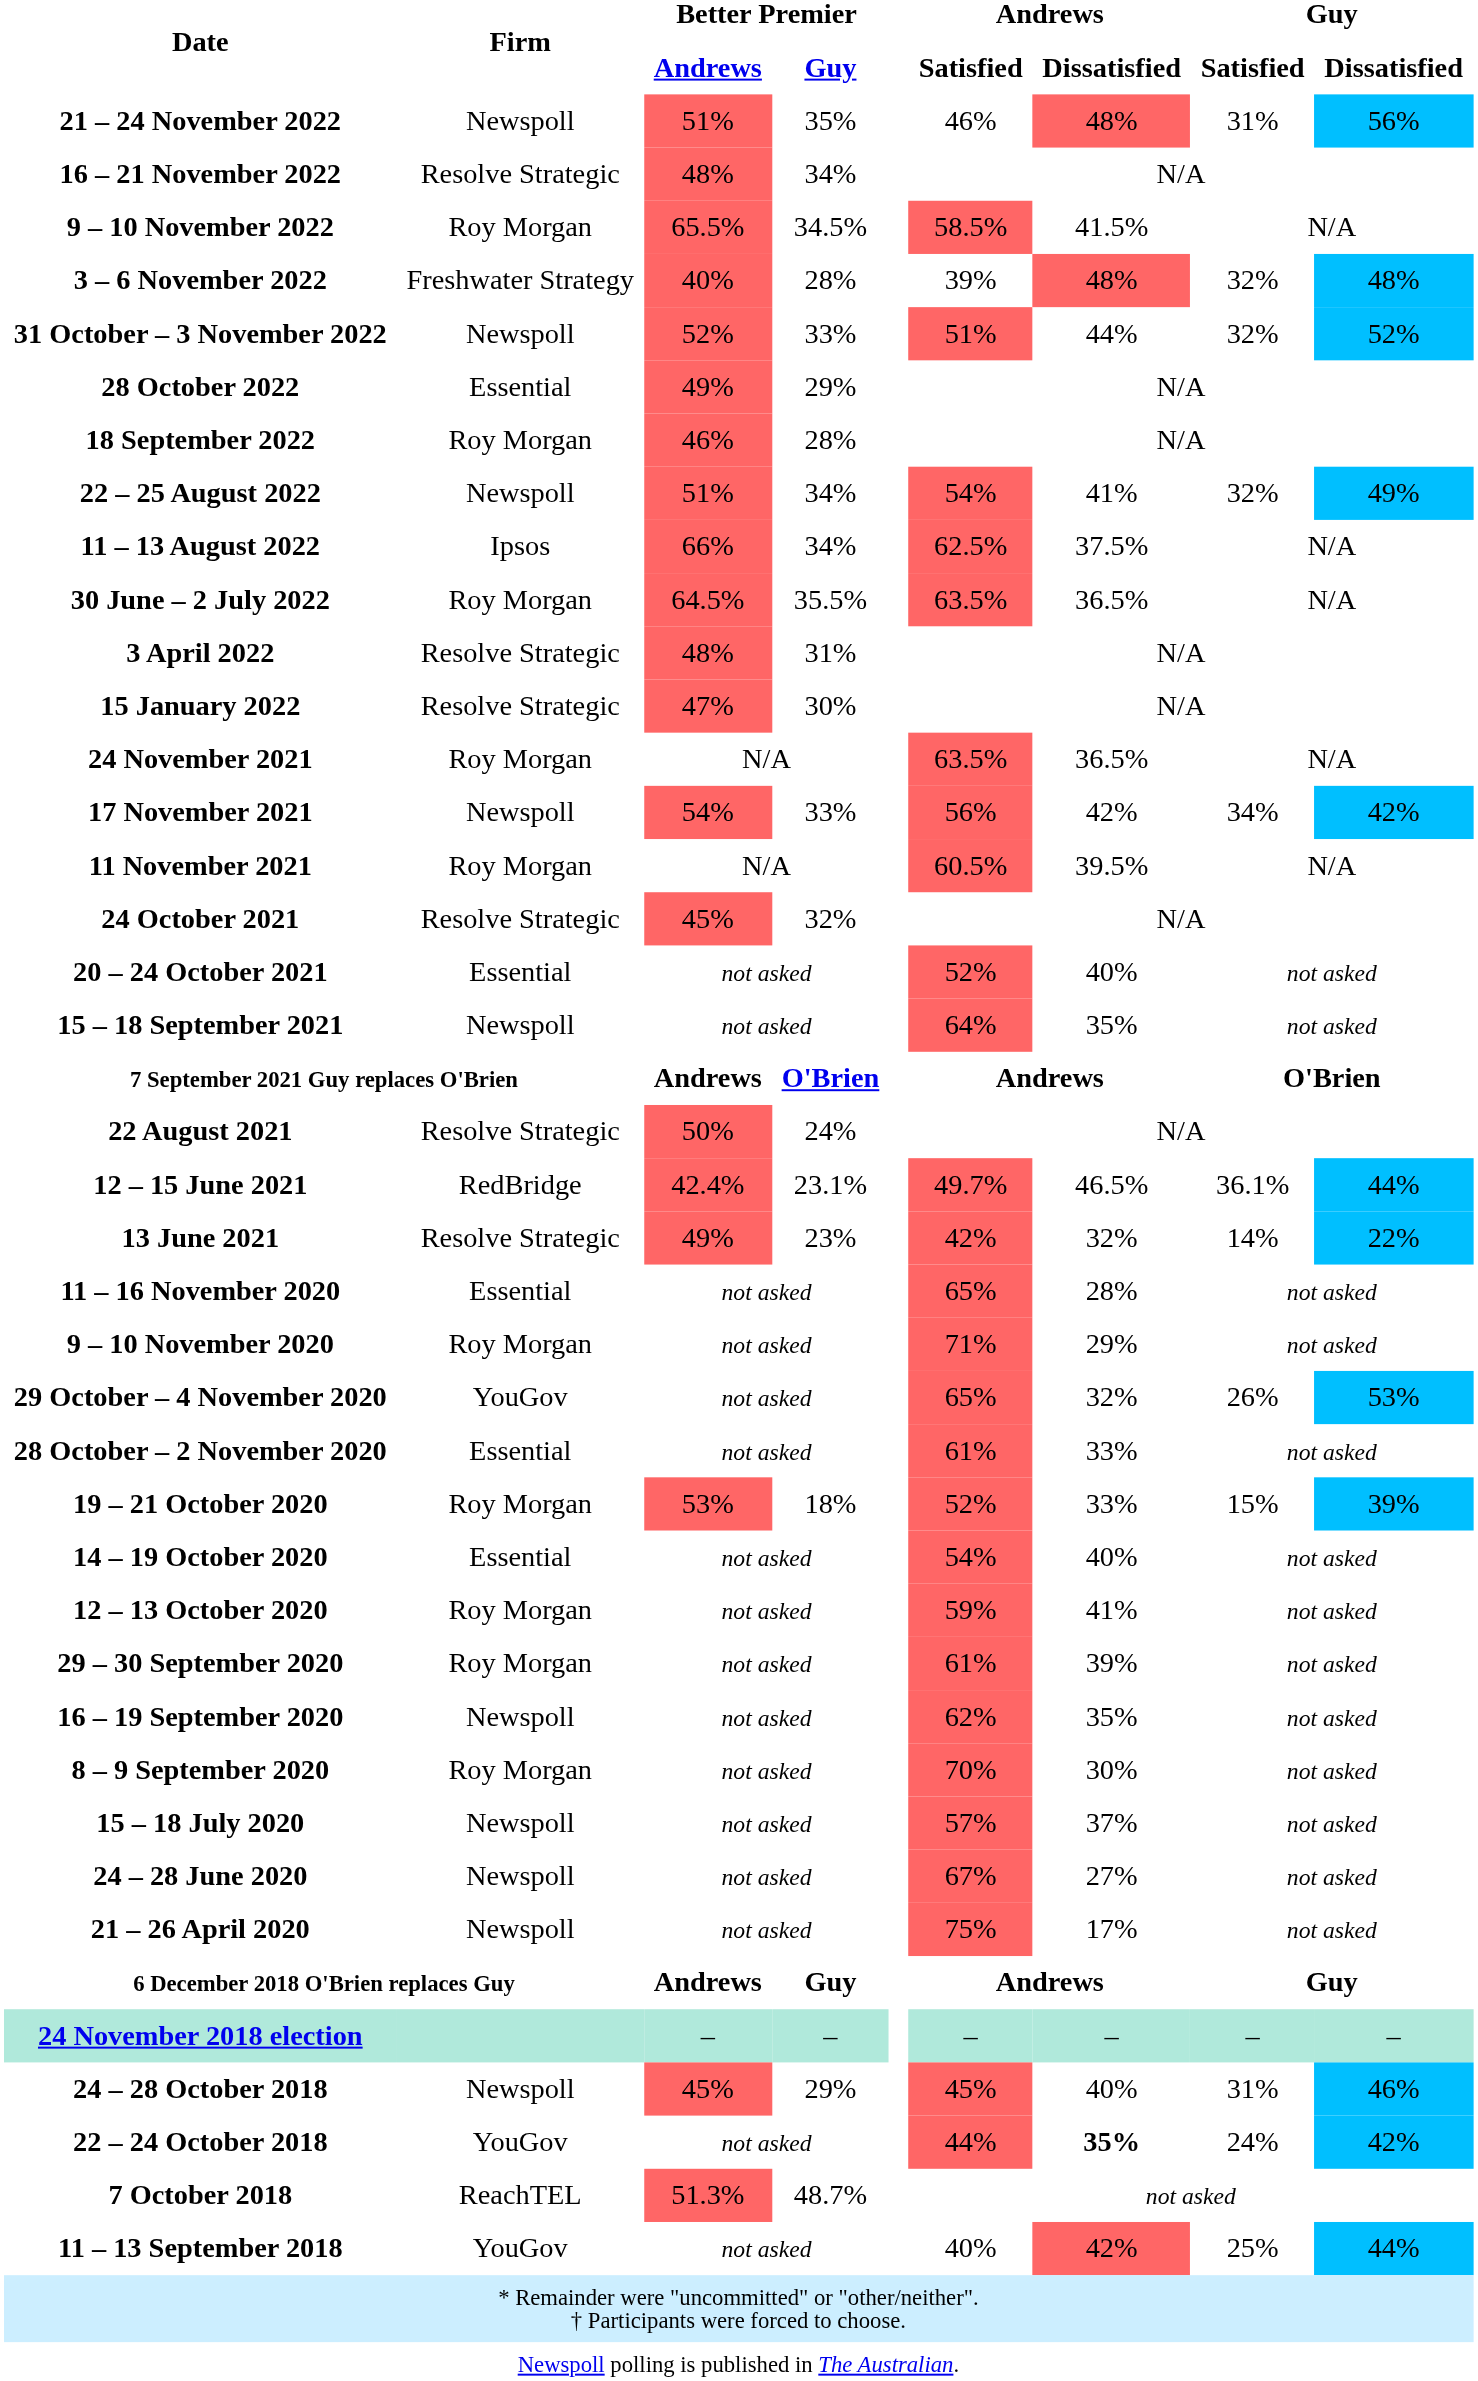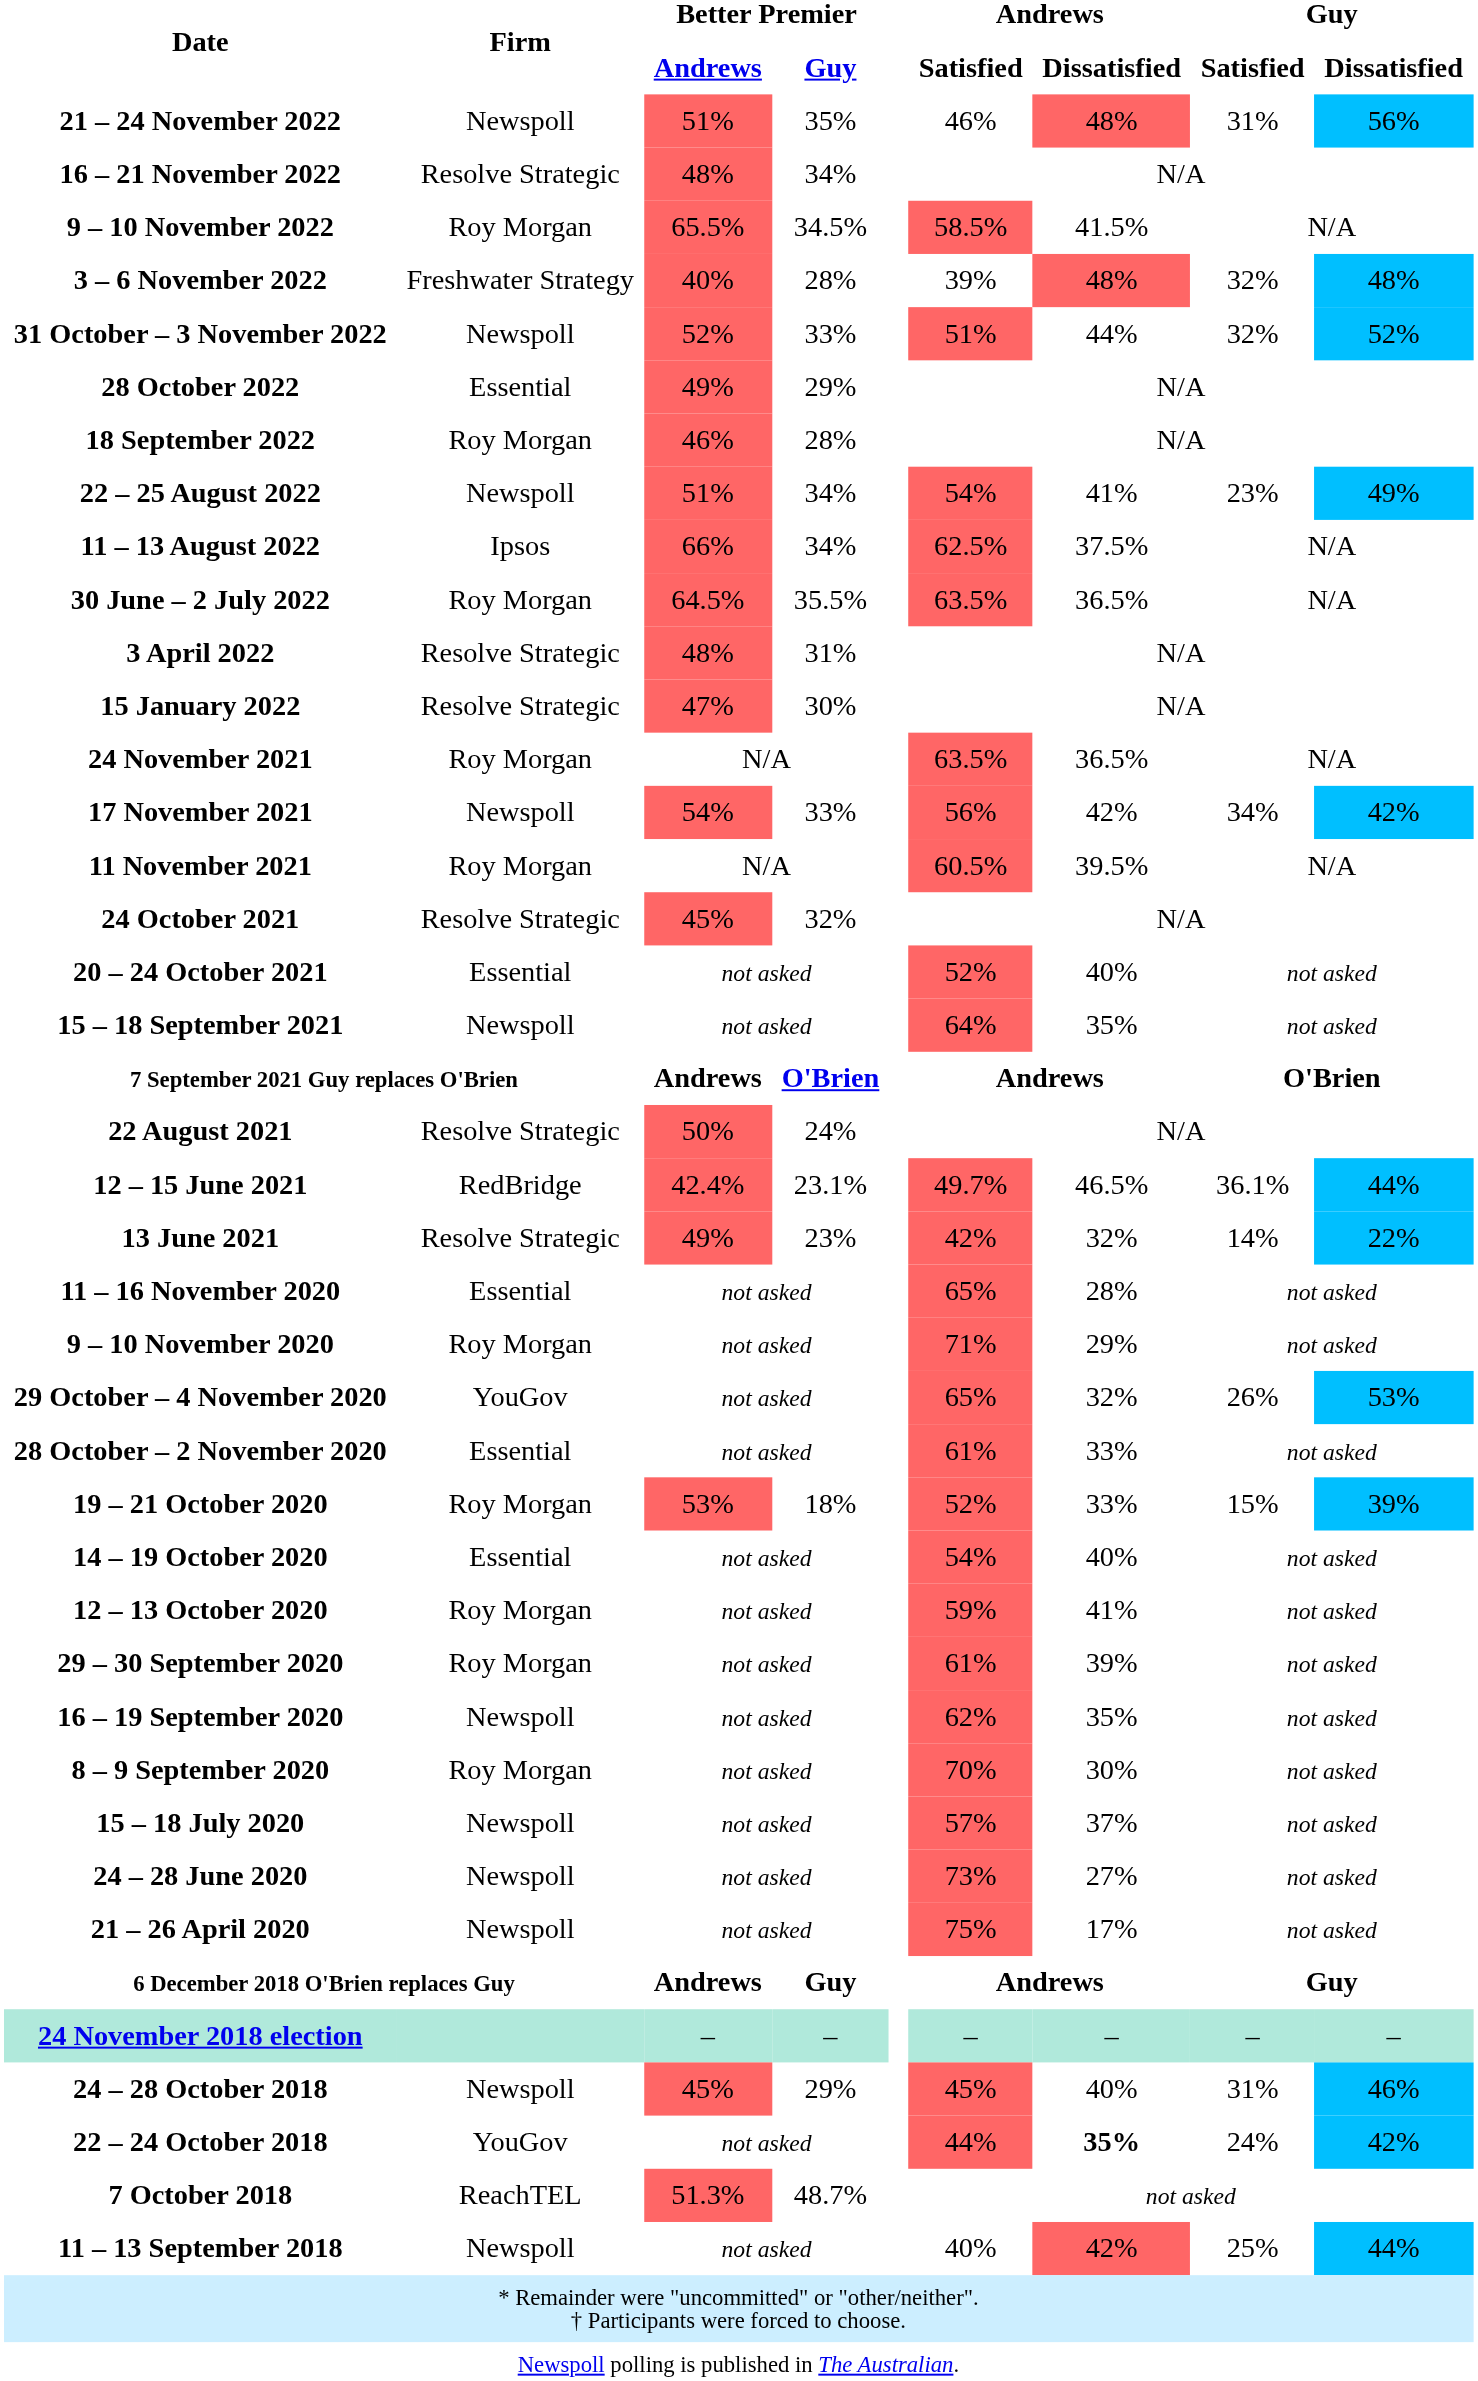(1253, 492) 32% -> (1253, 492) 23%
(971, 1875) 67% -> (971, 1875) 73%
(520, 2248) YouGov -> (520, 2248) Newspoll
